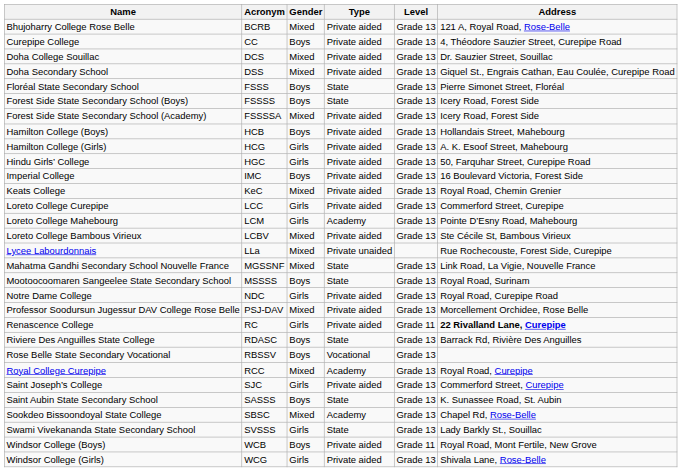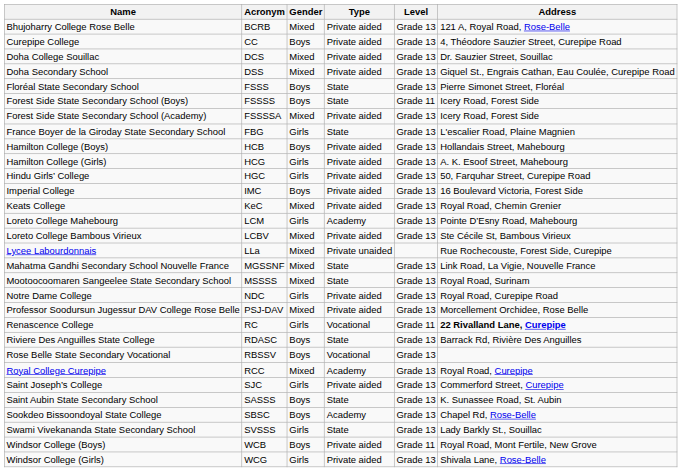(416, 101) Grade 13 -> (416, 101) Grade 11
+ row: (116, 131)
- row: (58, 206)
(300, 280) Boys -> (302, 280) Mixed
(354, 325) Private aided -> (348, 325) Vocational
(302, 415) Mixed -> (300, 415) Boys
